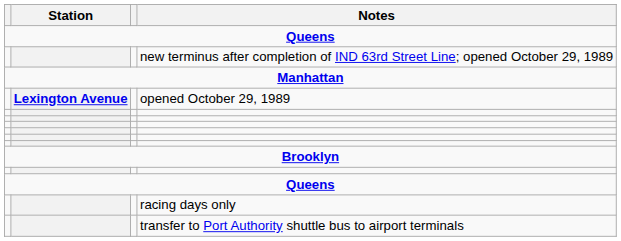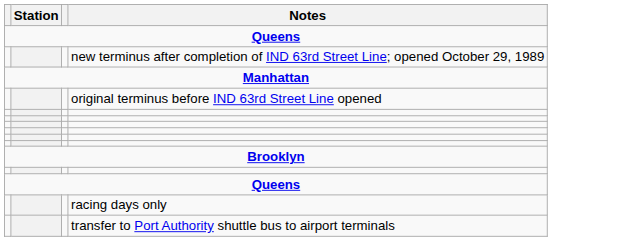- row: (71, 99)
+ row: (36, 99)
